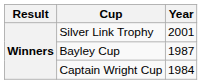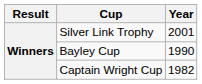(181, 51) 1987 -> (181, 51) 1990
(181, 69) 1984 -> (181, 69) 1982
